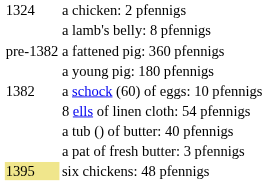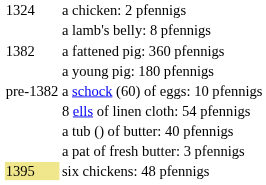(32, 51) pre-1382 -> (20, 51) 1382
(20, 91) 1382 -> (32, 91) pre-1382
